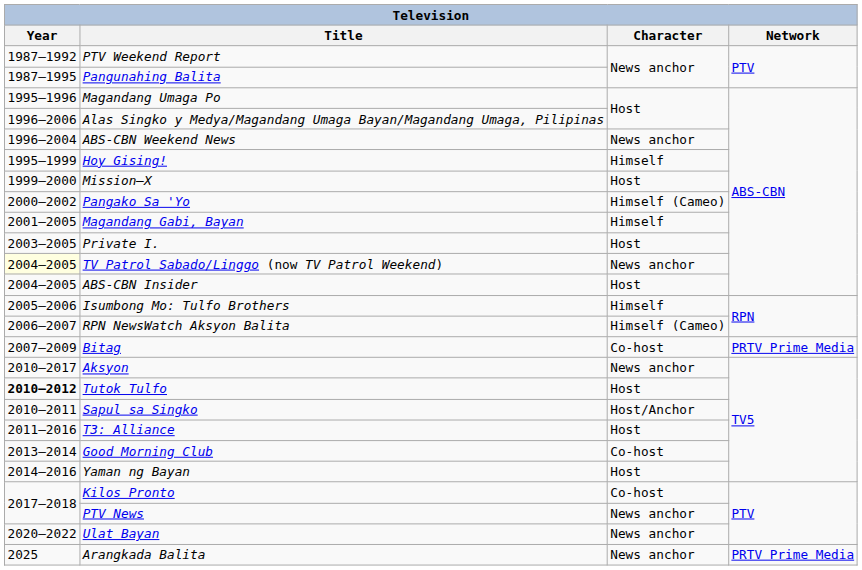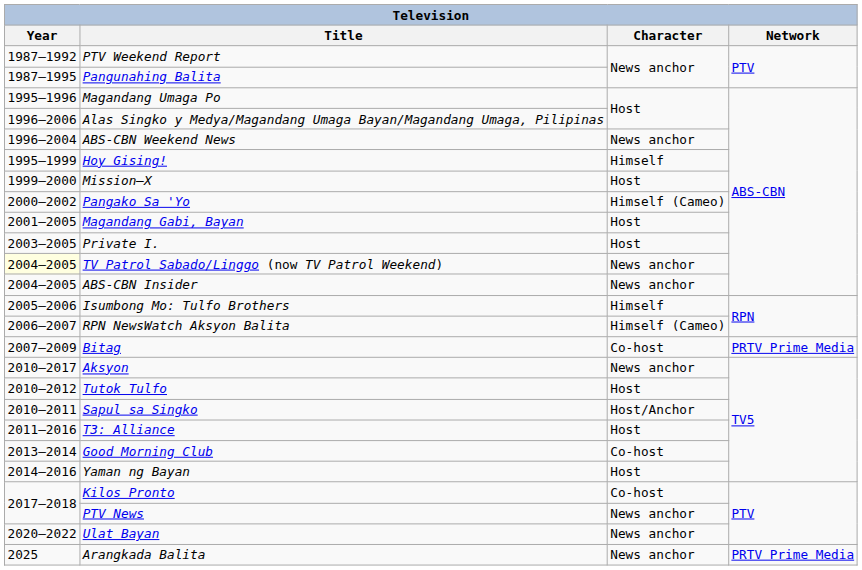(637, 223) Himself -> (626, 223) Host
(626, 285) Host -> (652, 285) News anchor
(42, 389) bold -> (42, 389) normal
